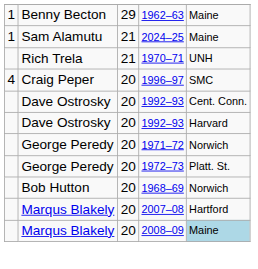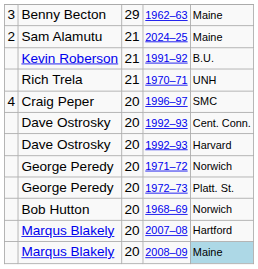(11, 15) 1 -> (11, 15) 3
(11, 36) 1 -> (11, 36) 2
+ row: (70, 58)
